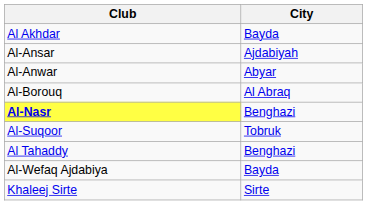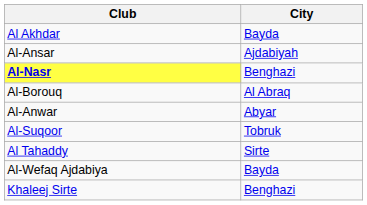rows swapped: (32, 72) <-> (29, 111)
(270, 151) Benghazi -> (257, 151) Sirte
(257, 190) Sirte -> (270, 190) Benghazi
